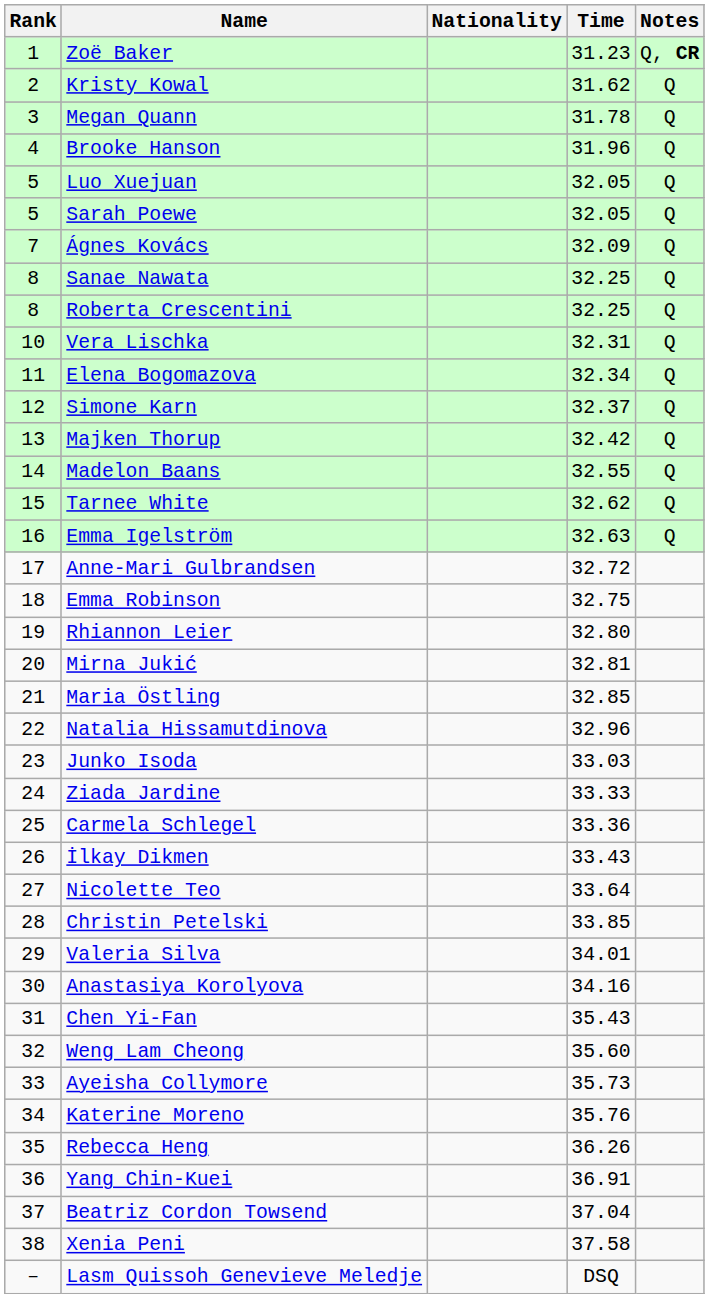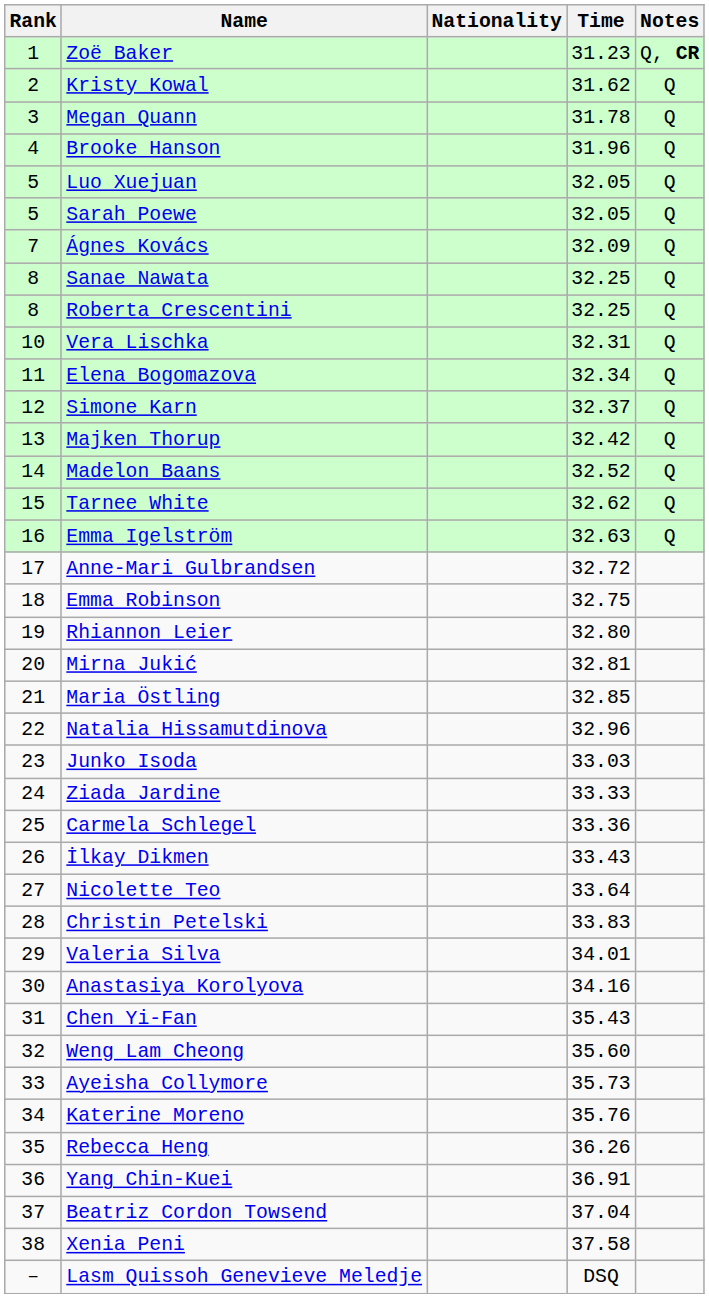(601, 472) 32.55 -> (601, 472) 32.52
(601, 923) 33.85 -> (601, 923) 33.83
